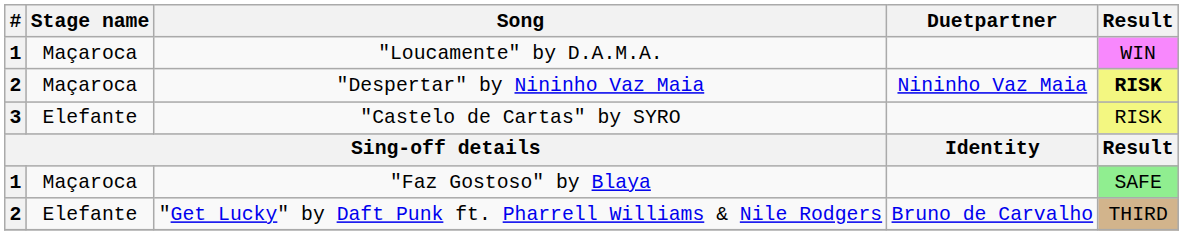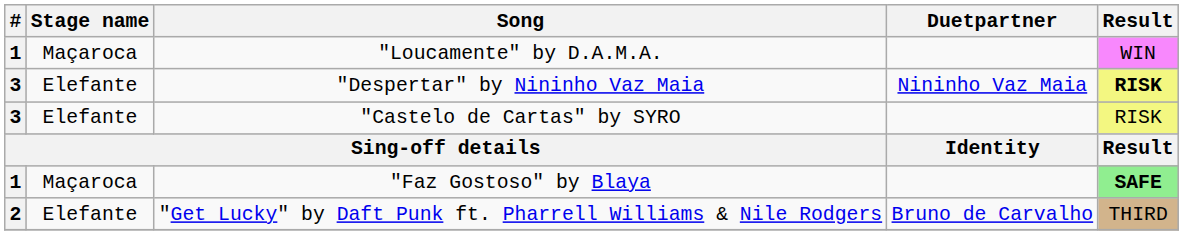(15, 85) 2 -> (15, 85) 3
(90, 85) Maçaroca -> (90, 85) Elefante
(1138, 182) normal -> (1138, 182) bold
